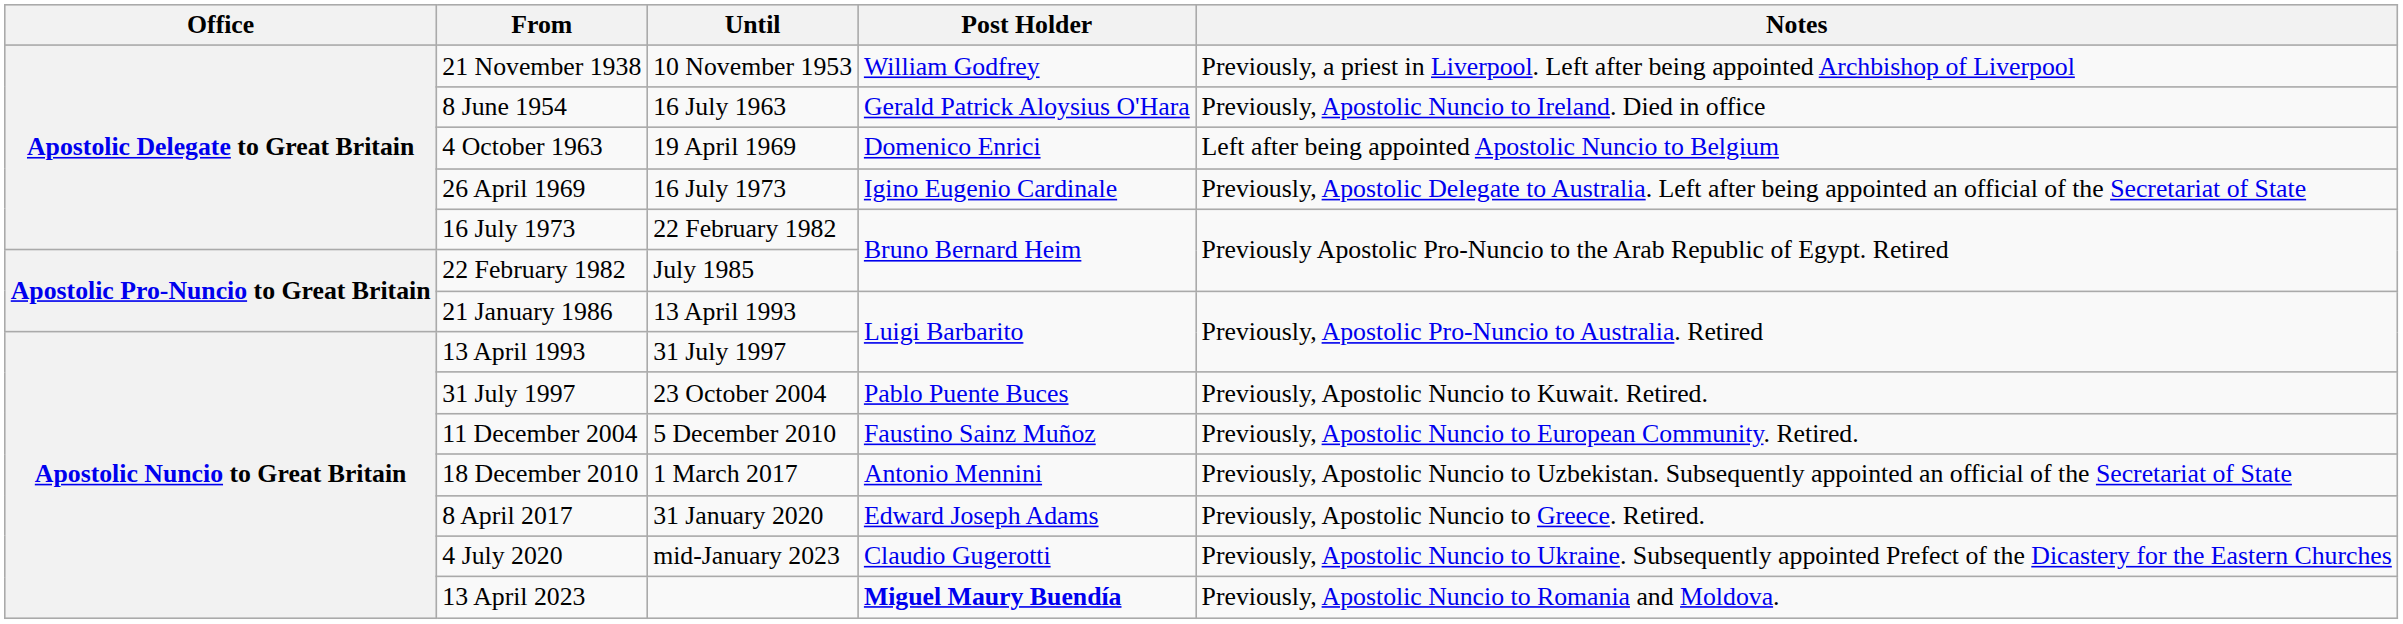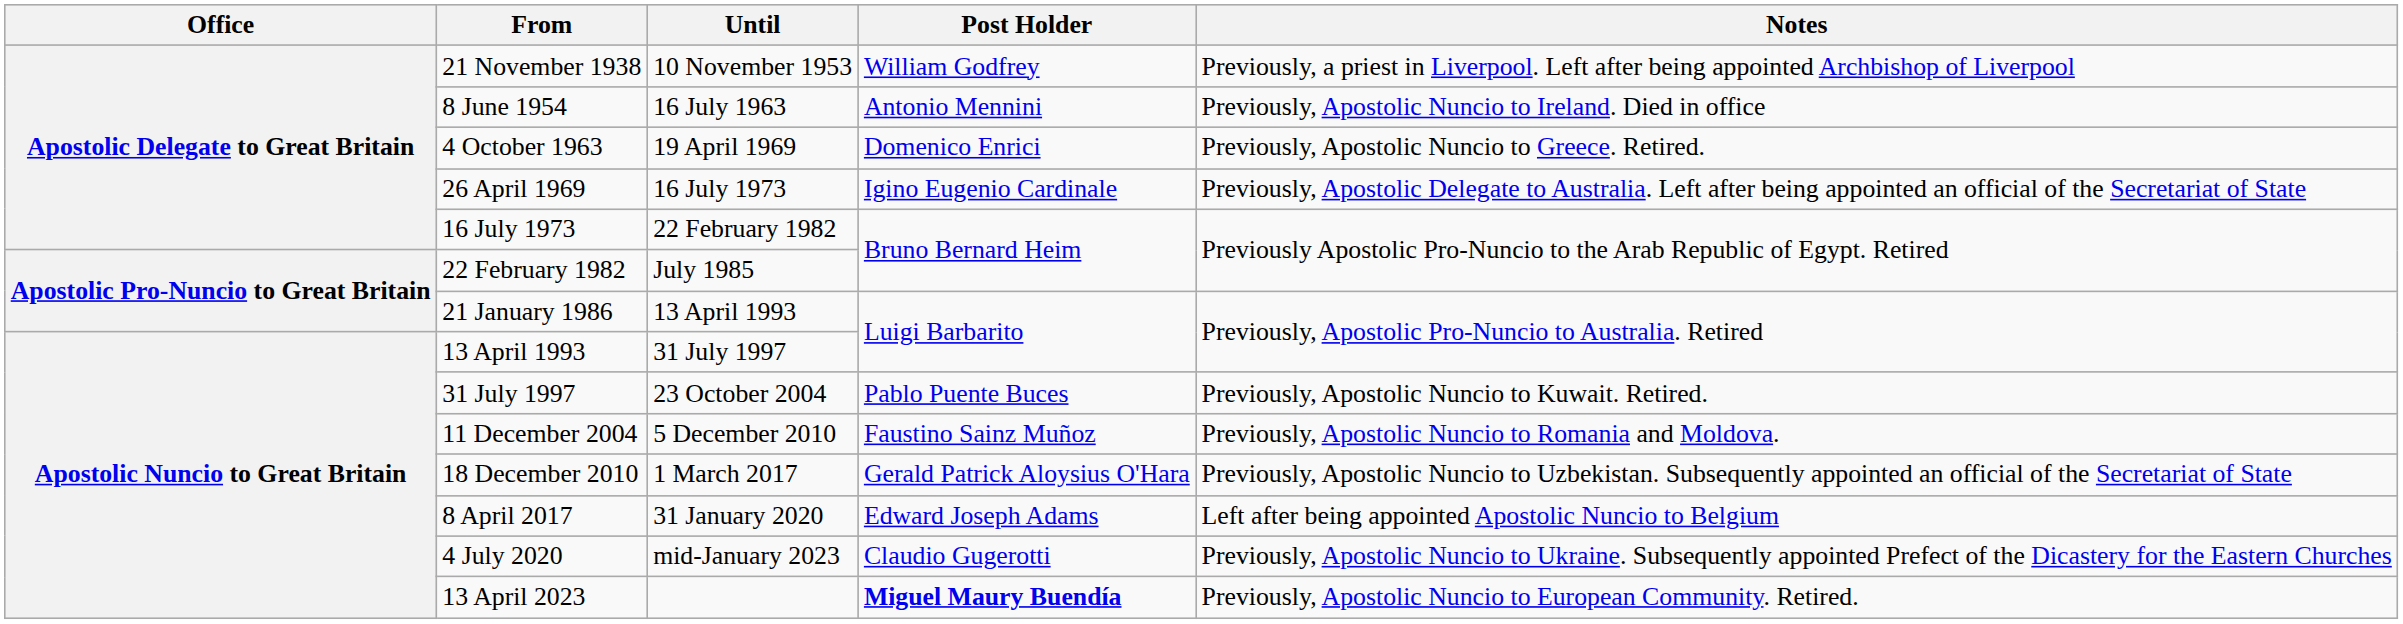(1027, 106) Gerald Patrick Aloysius O'Hara -> (953, 106) Antonio Mennini
(1490, 147) Left after being appointed Apostolic Nuncio to Belgium -> (1453, 147) Previously, Apostolic Nuncio to Greece. Retired.
(1530, 433) Previously, Apostolic Nuncio to European Community. Retired. -> (1491, 433) Previously, Apostolic Nuncio to Romania and Moldova.
(953, 474) Antonio Mennini -> (1027, 474) Gerald Patrick Aloysius O'Hara
(1453, 515) Previously, Apostolic Nuncio to Greece. Retired. -> (1490, 515) Left after being appointed Apostolic Nuncio to Belgium
(1491, 596) Previously, Apostolic Nuncio to Romania and Moldova. -> (1530, 596) Previously, Apostolic Nuncio to European Community. Retired.
